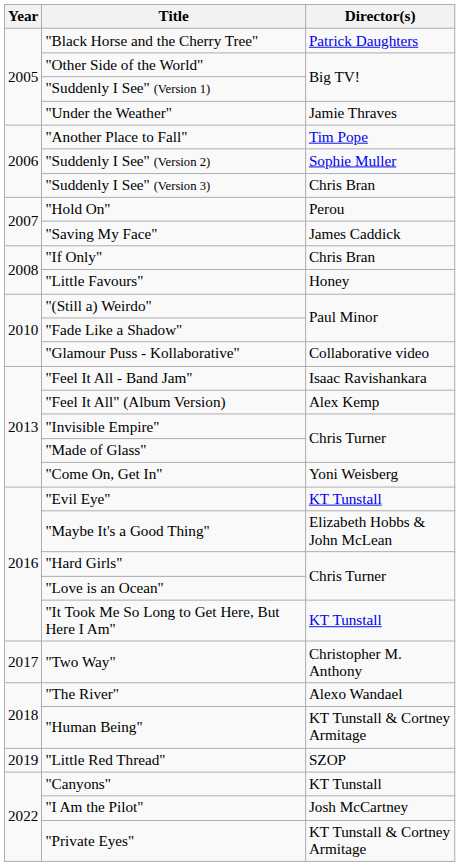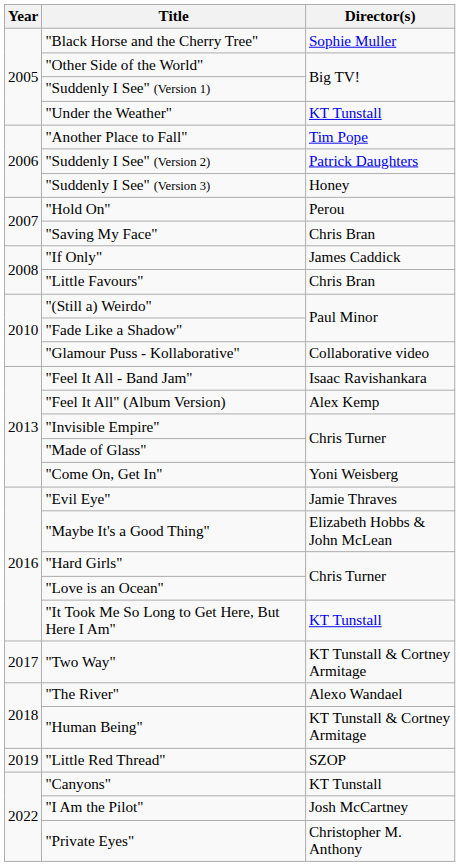(364, 40) Patrick Daughters -> (353, 40) Sophie Muller
(353, 112) Jamie Thraves -> (345, 112) KT Tunstall
(353, 161) Sophie Muller -> (364, 161) Patrick Daughters
(342, 185) Chris Bran -> (329, 185) Honey
(355, 233) James Caddick -> (342, 233) Chris Bran
(342, 257) Chris Bran -> (355, 257) James Caddick
(329, 281) Honey -> (342, 281) Chris Bran
(345, 498) KT Tunstall -> (353, 498) Jamie Thraves
(355, 661) Christopher M. Anthony -> (379, 661) KT Tunstall & Cortney Armitage
(379, 840) KT Tunstall & Cortney Armitage -> (355, 840) Christopher M. Anthony
